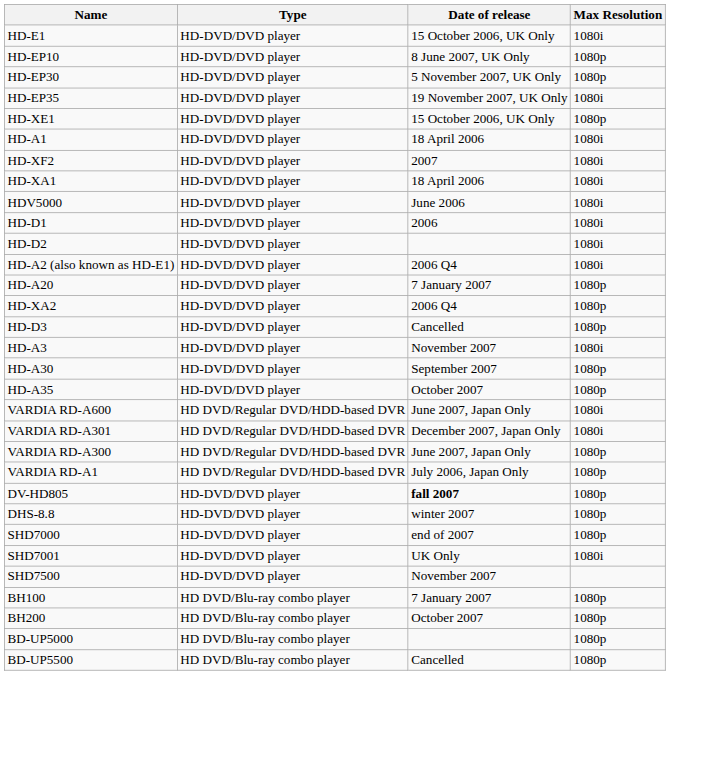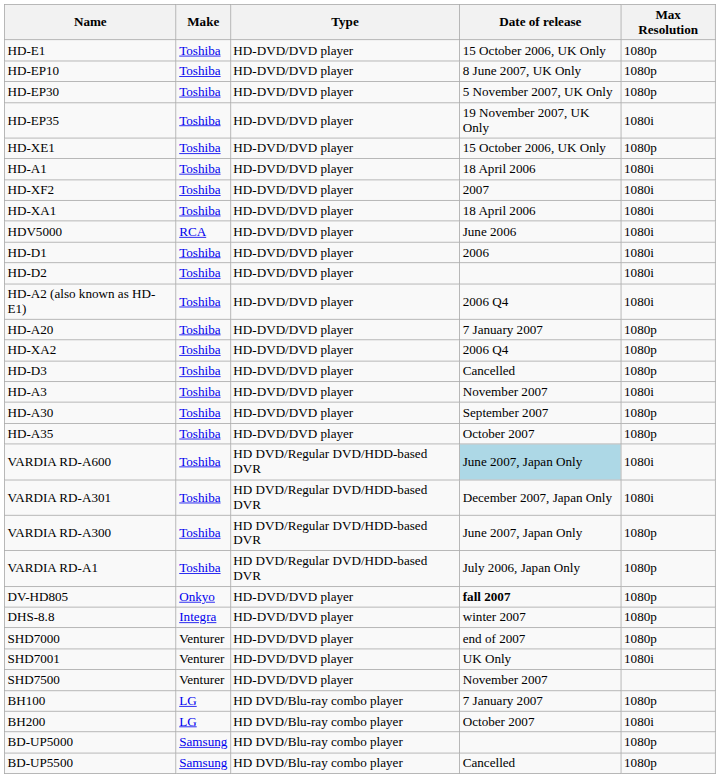+ column: (203, 22)
(589, 35) 1080i -> (640, 50) 1080p
(471, 410) no background -> (522, 461) lightblue background
(590, 618) 1080p -> (639, 721) 1080i
